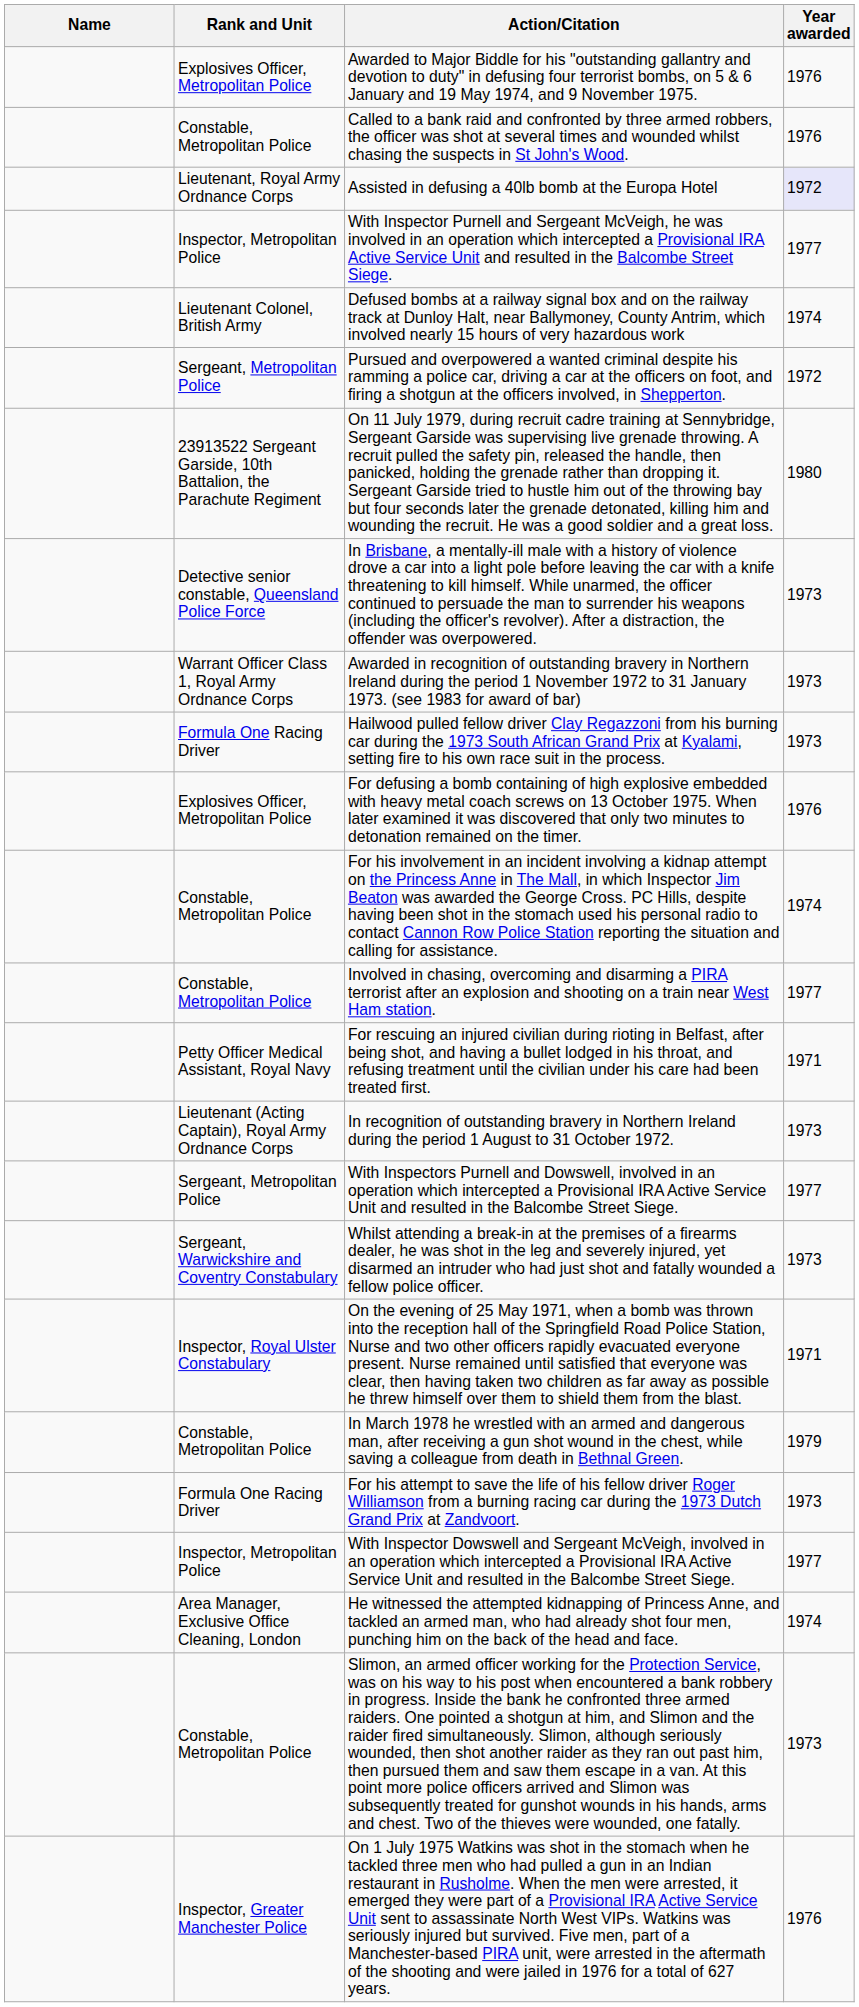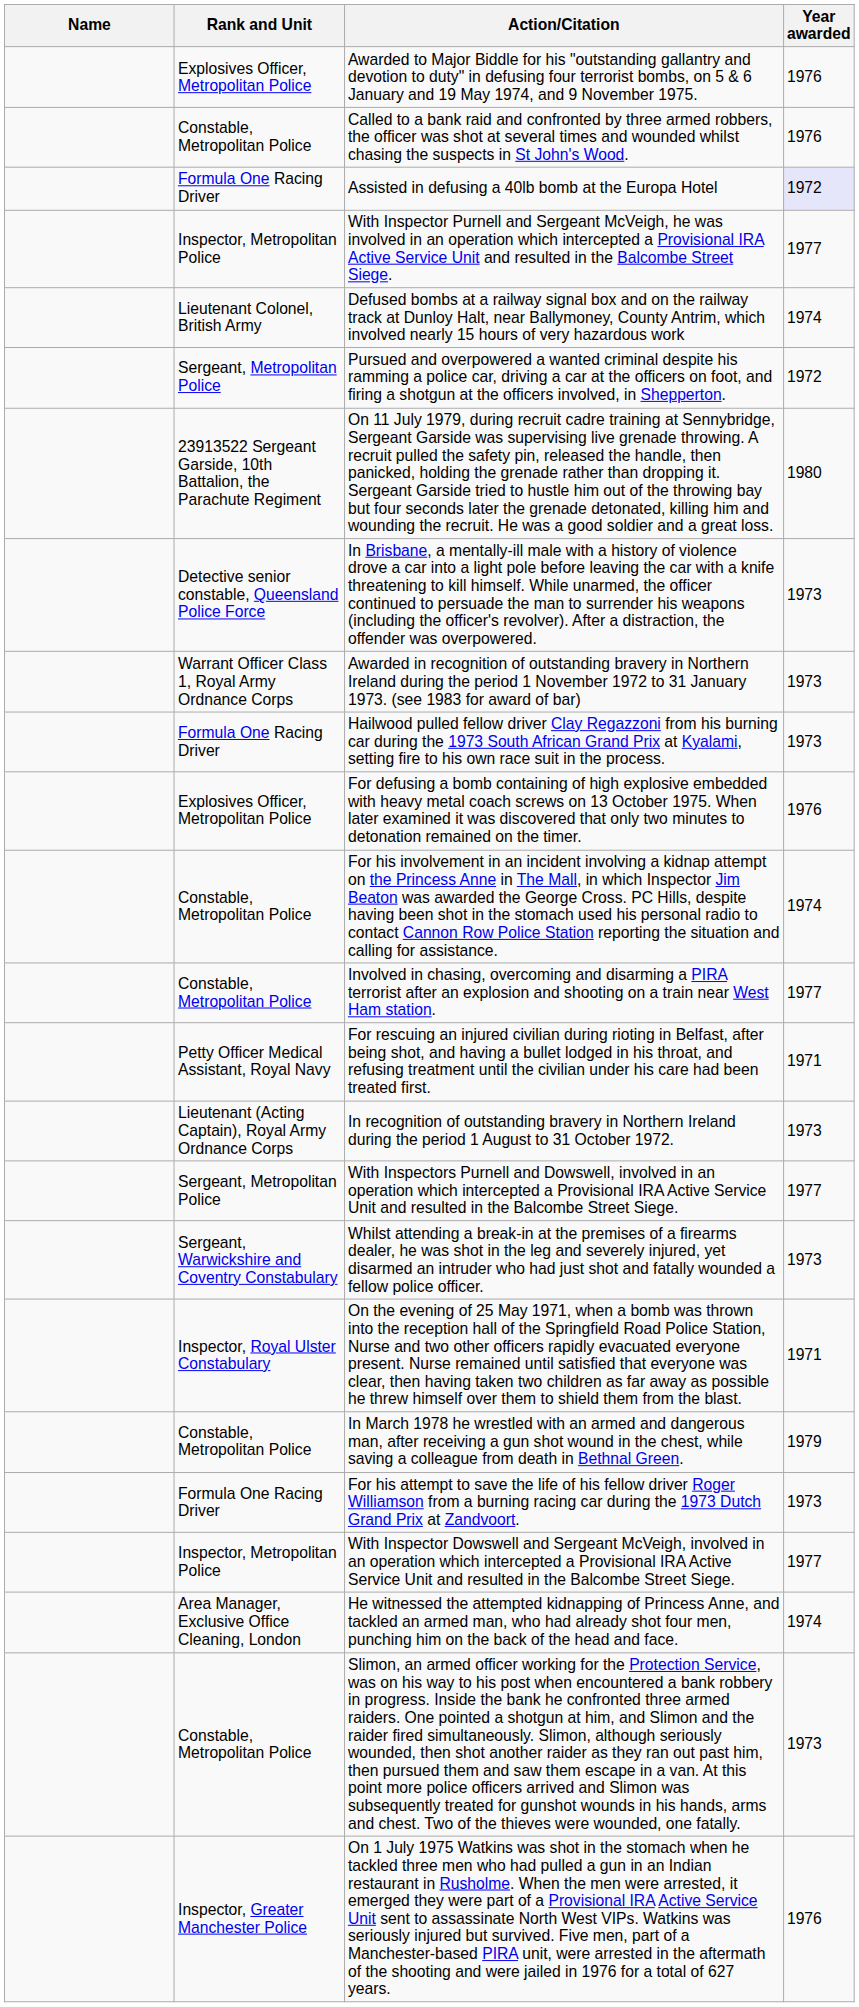(259, 188) Lieutenant, Royal Army Ordnance Corps -> (250, 188) Formula One Racing Driver
